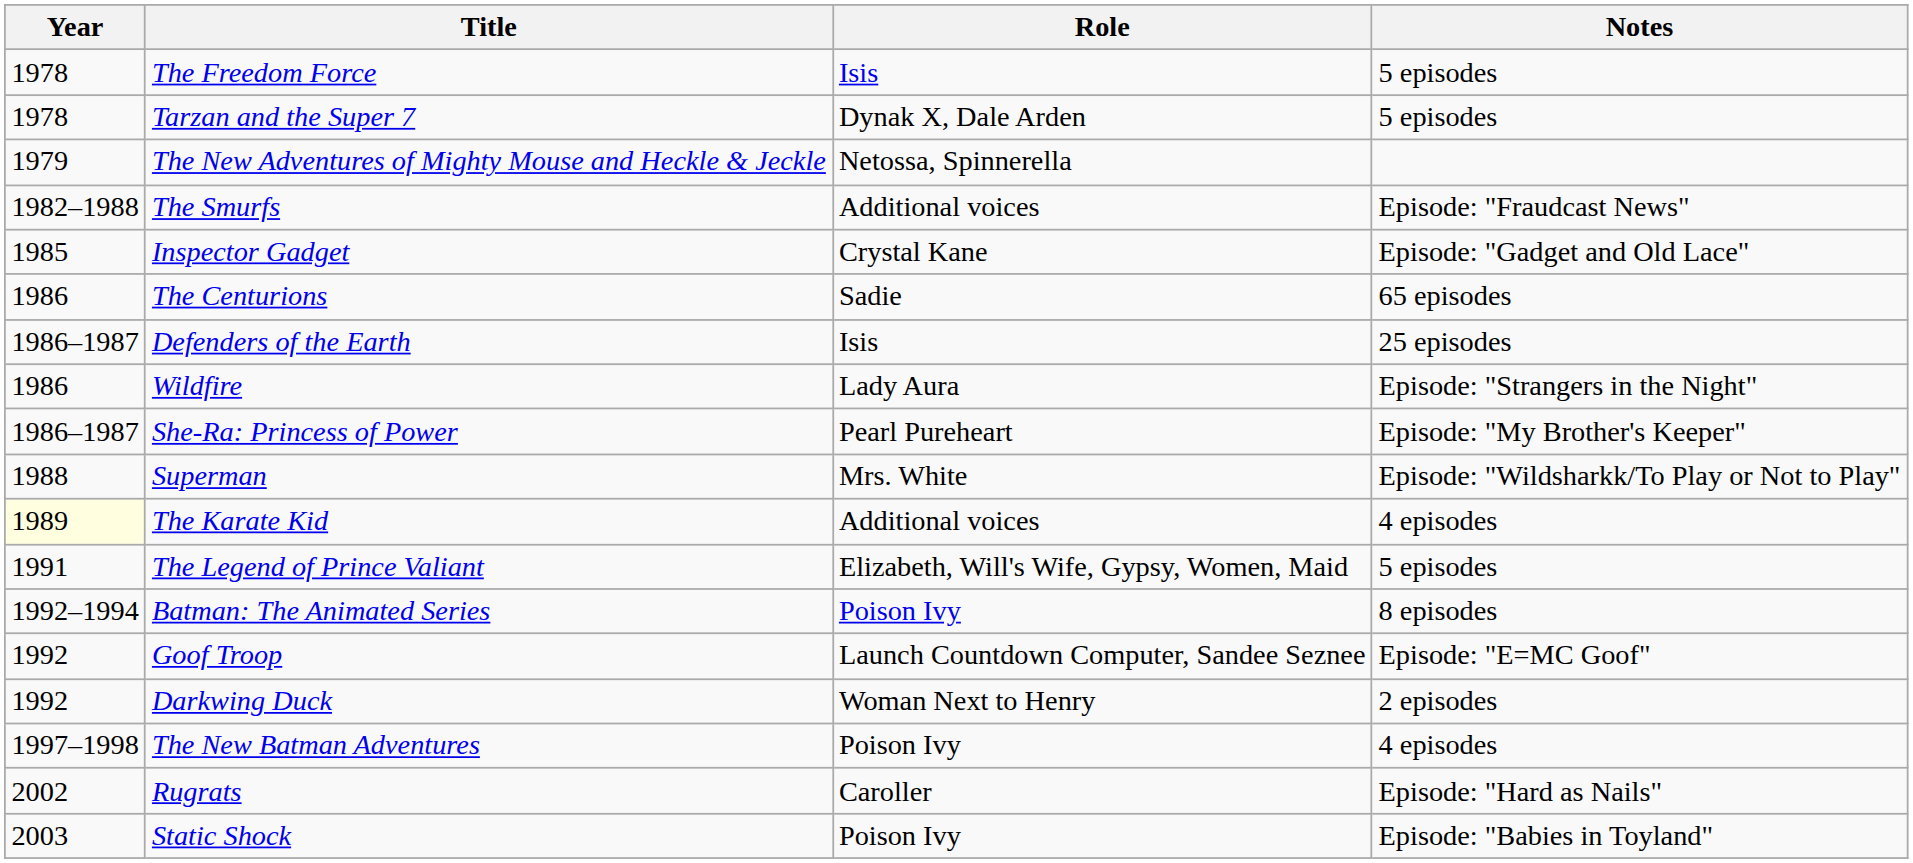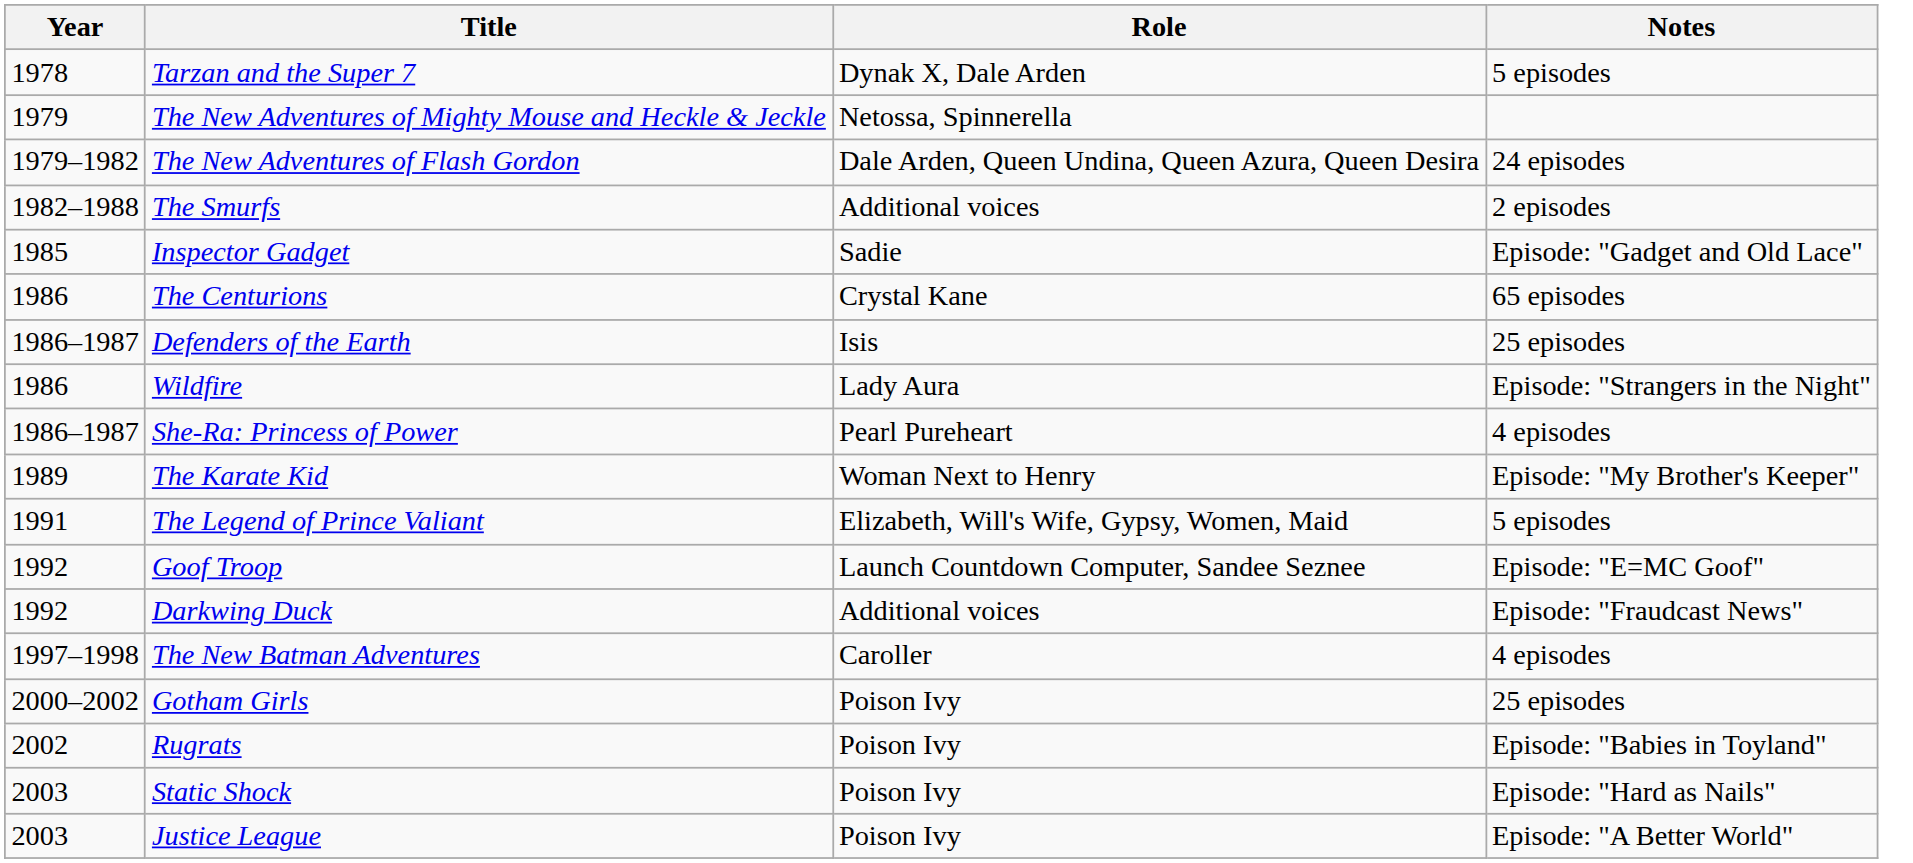- row: (264, 71)
+ row: (366, 161)
(1534, 206) Episode: "Fraudcast News" -> (1551, 206) 2 episodes
(913, 251) Crystal Kane -> (870, 251) Sadie
(870, 296) Sadie -> (913, 296) Crystal Kane
(1562, 431) Episode: "My Brother's Keeper" -> (1551, 431) 4 episodes
- row: (209, 476)
(40, 521) lightyellow background -> (40, 476) no background
(939, 521) Additional voices -> (967, 476) Woman Next to Henry
(1438, 521) 4 episodes -> (1676, 476) Episode: "My Brother's Keeper"
- row: (321, 610)
(967, 700) Woman Next to Henry -> (939, 610) Additional voices
(1438, 700) 2 episodes -> (1648, 610) Episode: "Fraudcast News"
(900, 745) Poison Ivy -> (885, 655) Caroller
+ row: (230, 700)
(885, 790) Caroller -> (900, 745) Poison Ivy
(1520, 790) Episode: "Hard as Nails" -> (1659, 745) Episode: "Babies in Toyland"
(1546, 835) Episode: "Babies in Toyland" -> (1634, 790) Episode: "Hard as Nails"
+ row: (236, 835)
